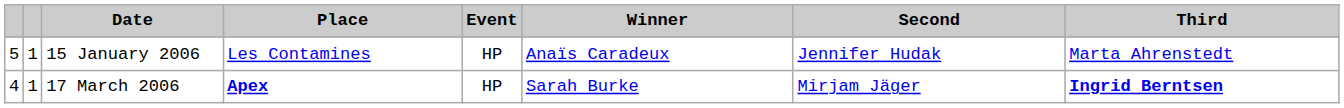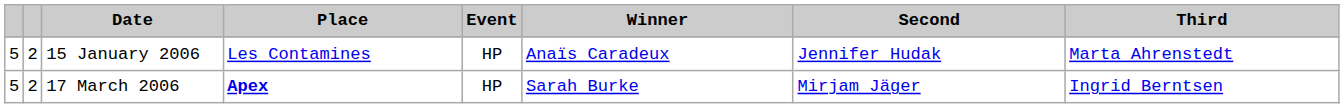(33, 54) 1 -> (33, 54) 2
(14, 87) 4 -> (14, 87) 5
(33, 87) 1 -> (33, 87) 2
(1146, 87) bold -> (1146, 87) normal
